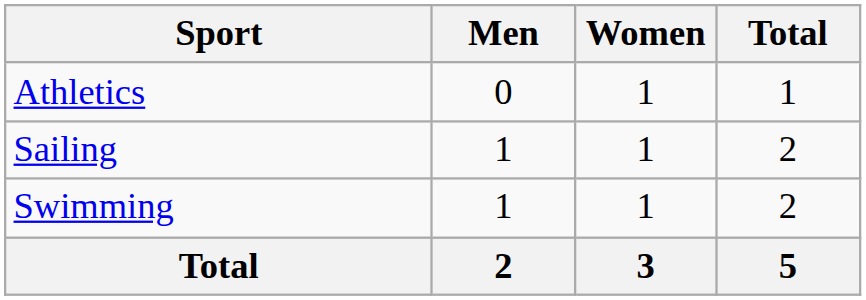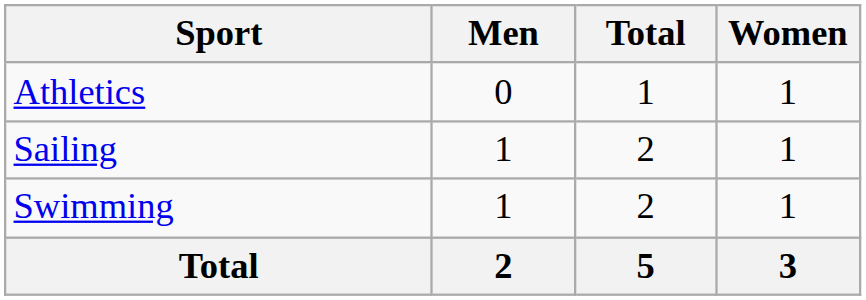columns swapped: (646, 33) <-> (788, 33)
